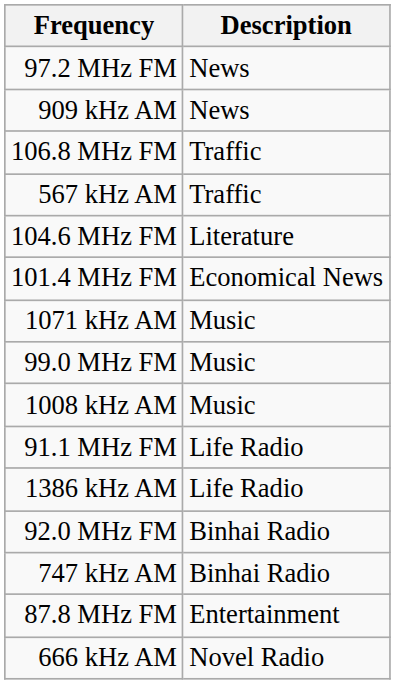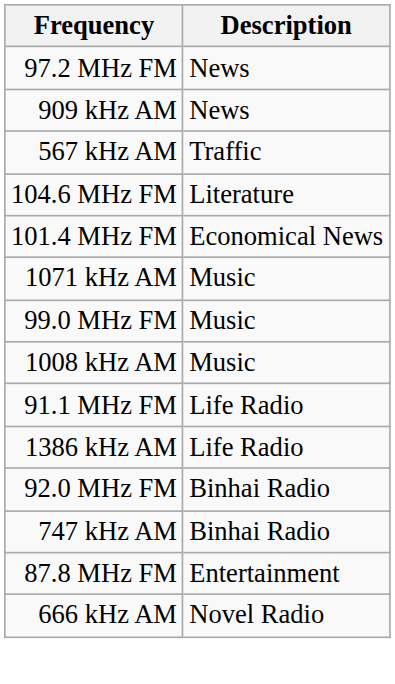- row: (94, 151)
